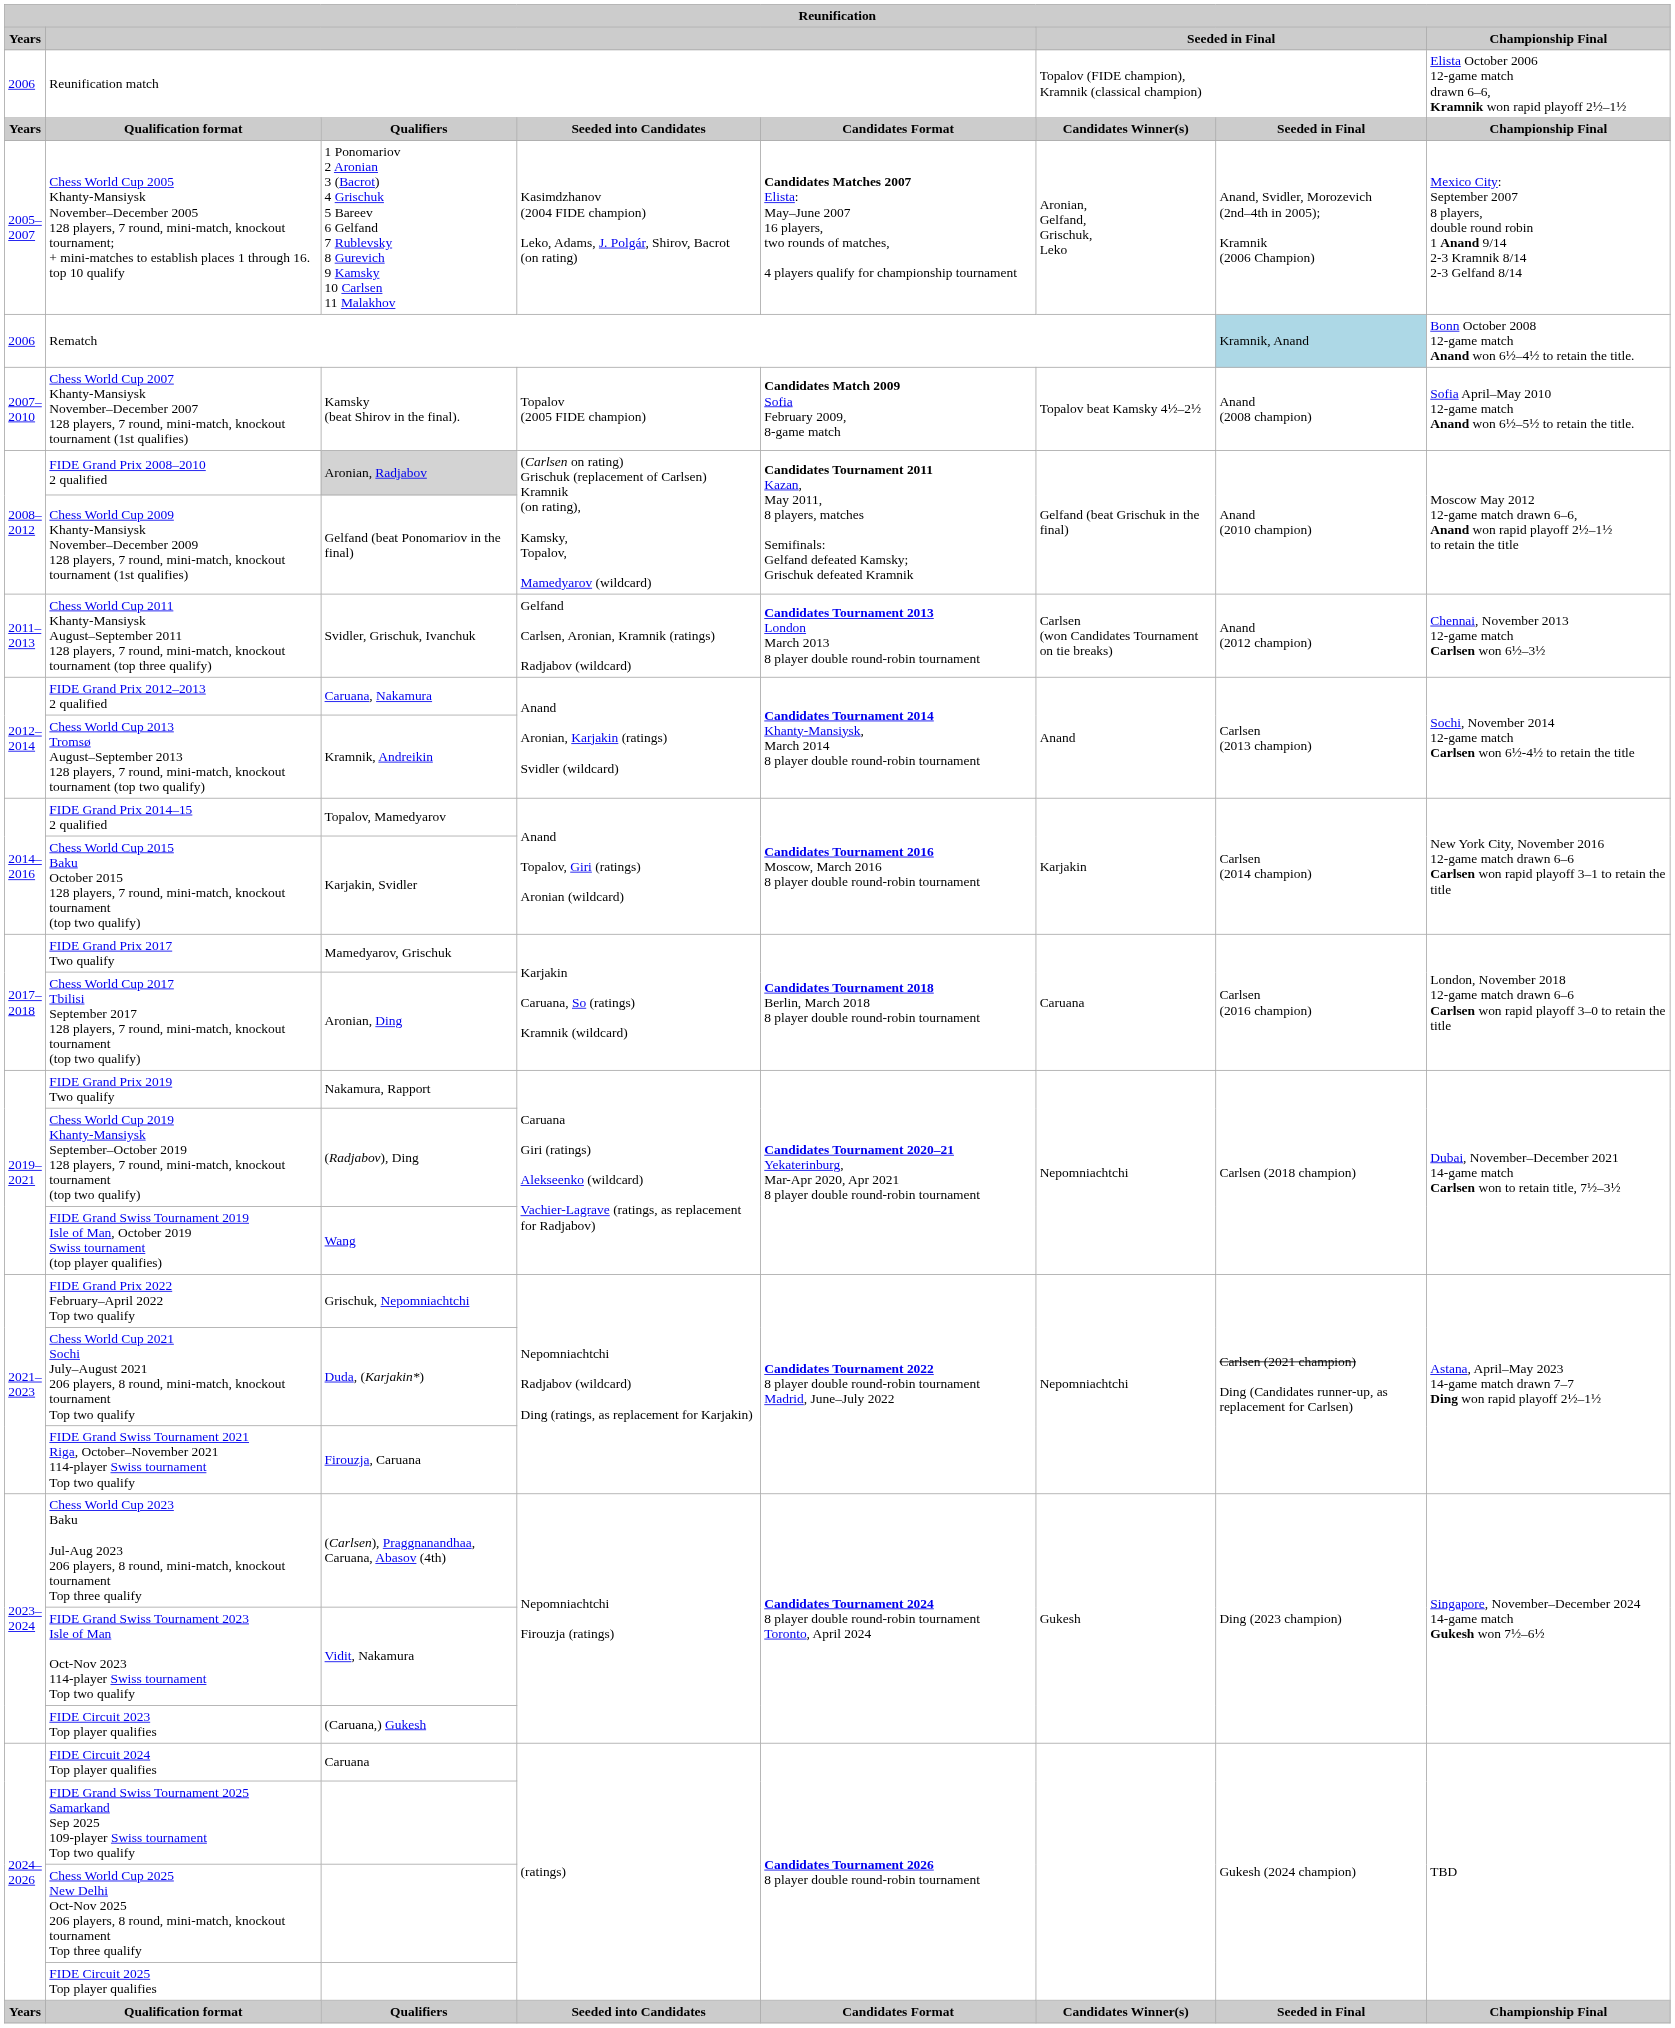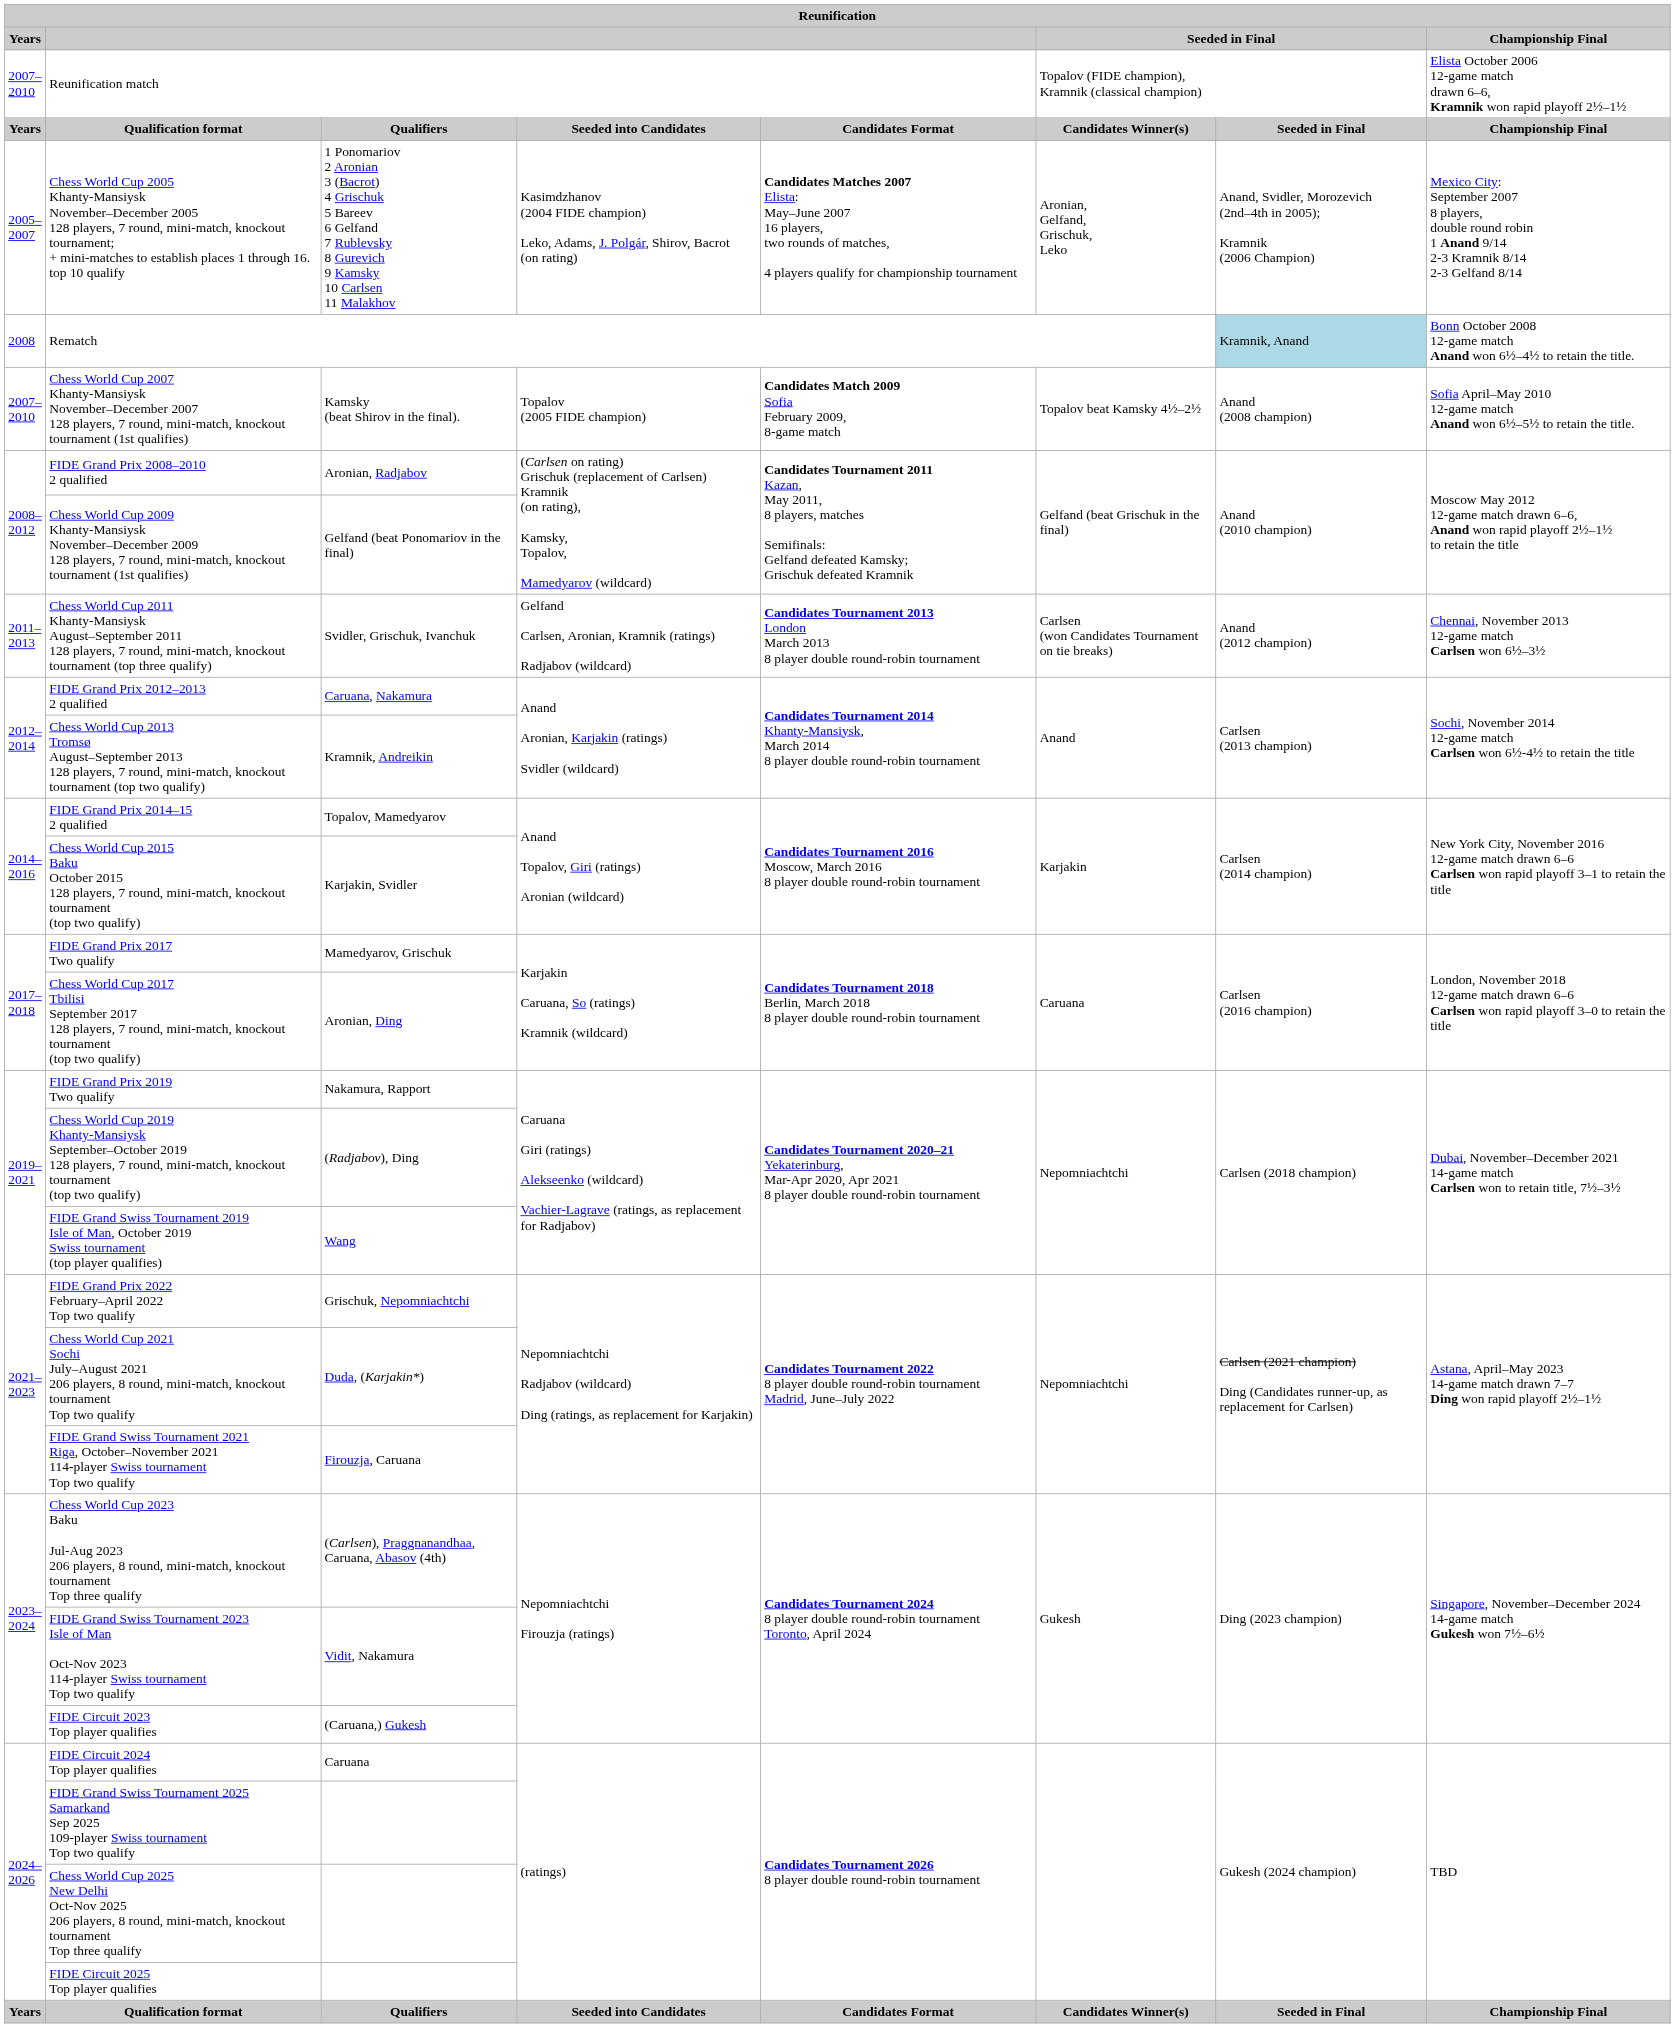(22, 83) 2006 -> (25, 83) 2007–2010
(22, 340) 2006 -> (22, 340) 2008
(376, 472) lightgrey background -> (376, 472) no background
